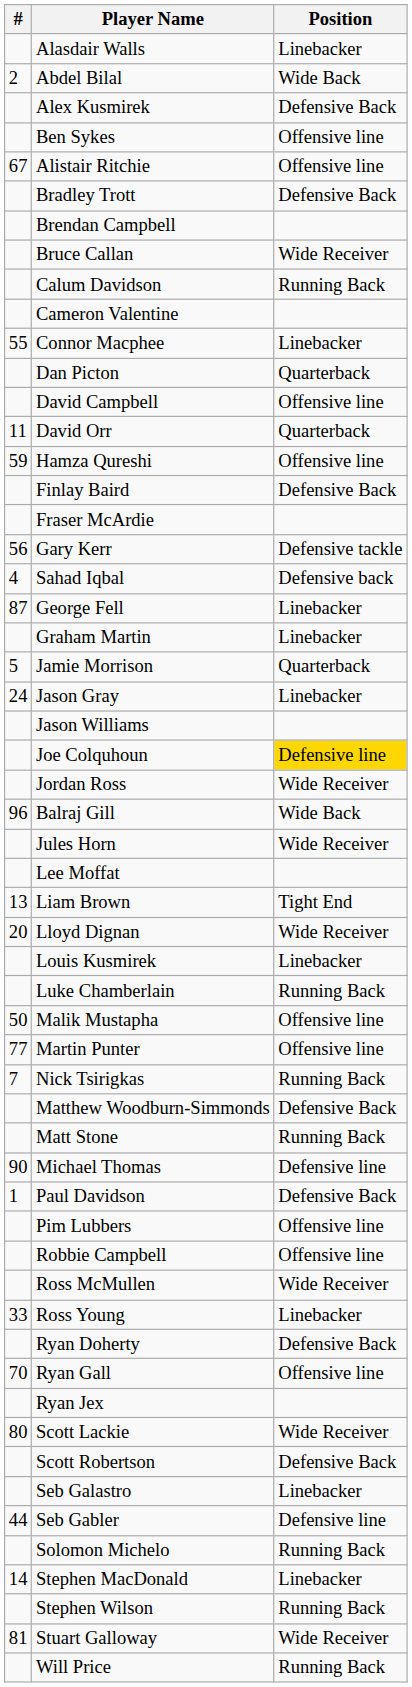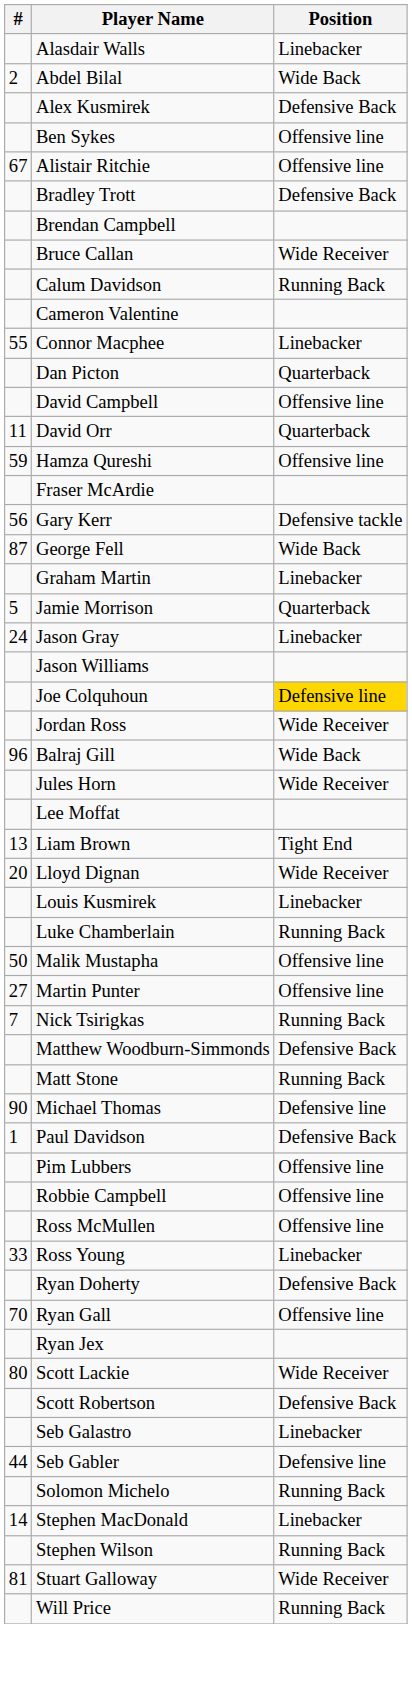- row: (83, 490)
- row: (80, 578)
(320, 607) Linebacker -> (319, 549) Wide Back
(18, 1049) 77 -> (18, 990) 27
(333, 1284) Wide Receiver -> (331, 1226) Offensive line
